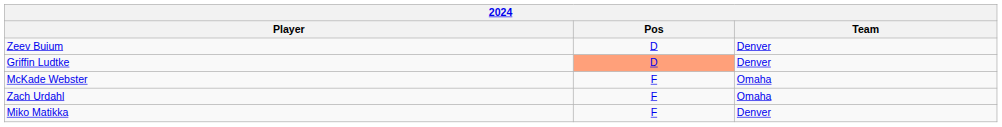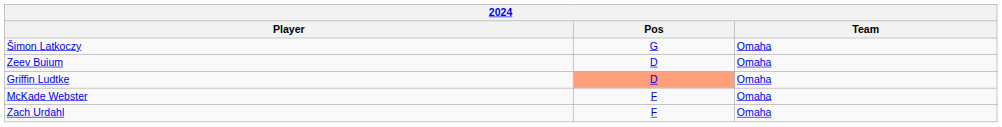+ row: (44, 46)
(754, 46) Denver -> (754, 63) Omaha
(754, 63) Denver -> (754, 79) Omaha
- row: (38, 113)
